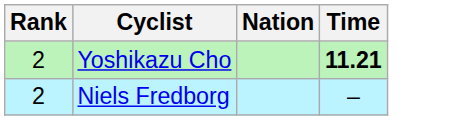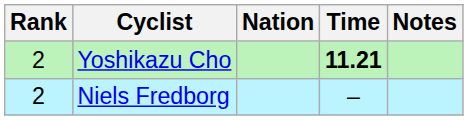+ column: (425, 22)
